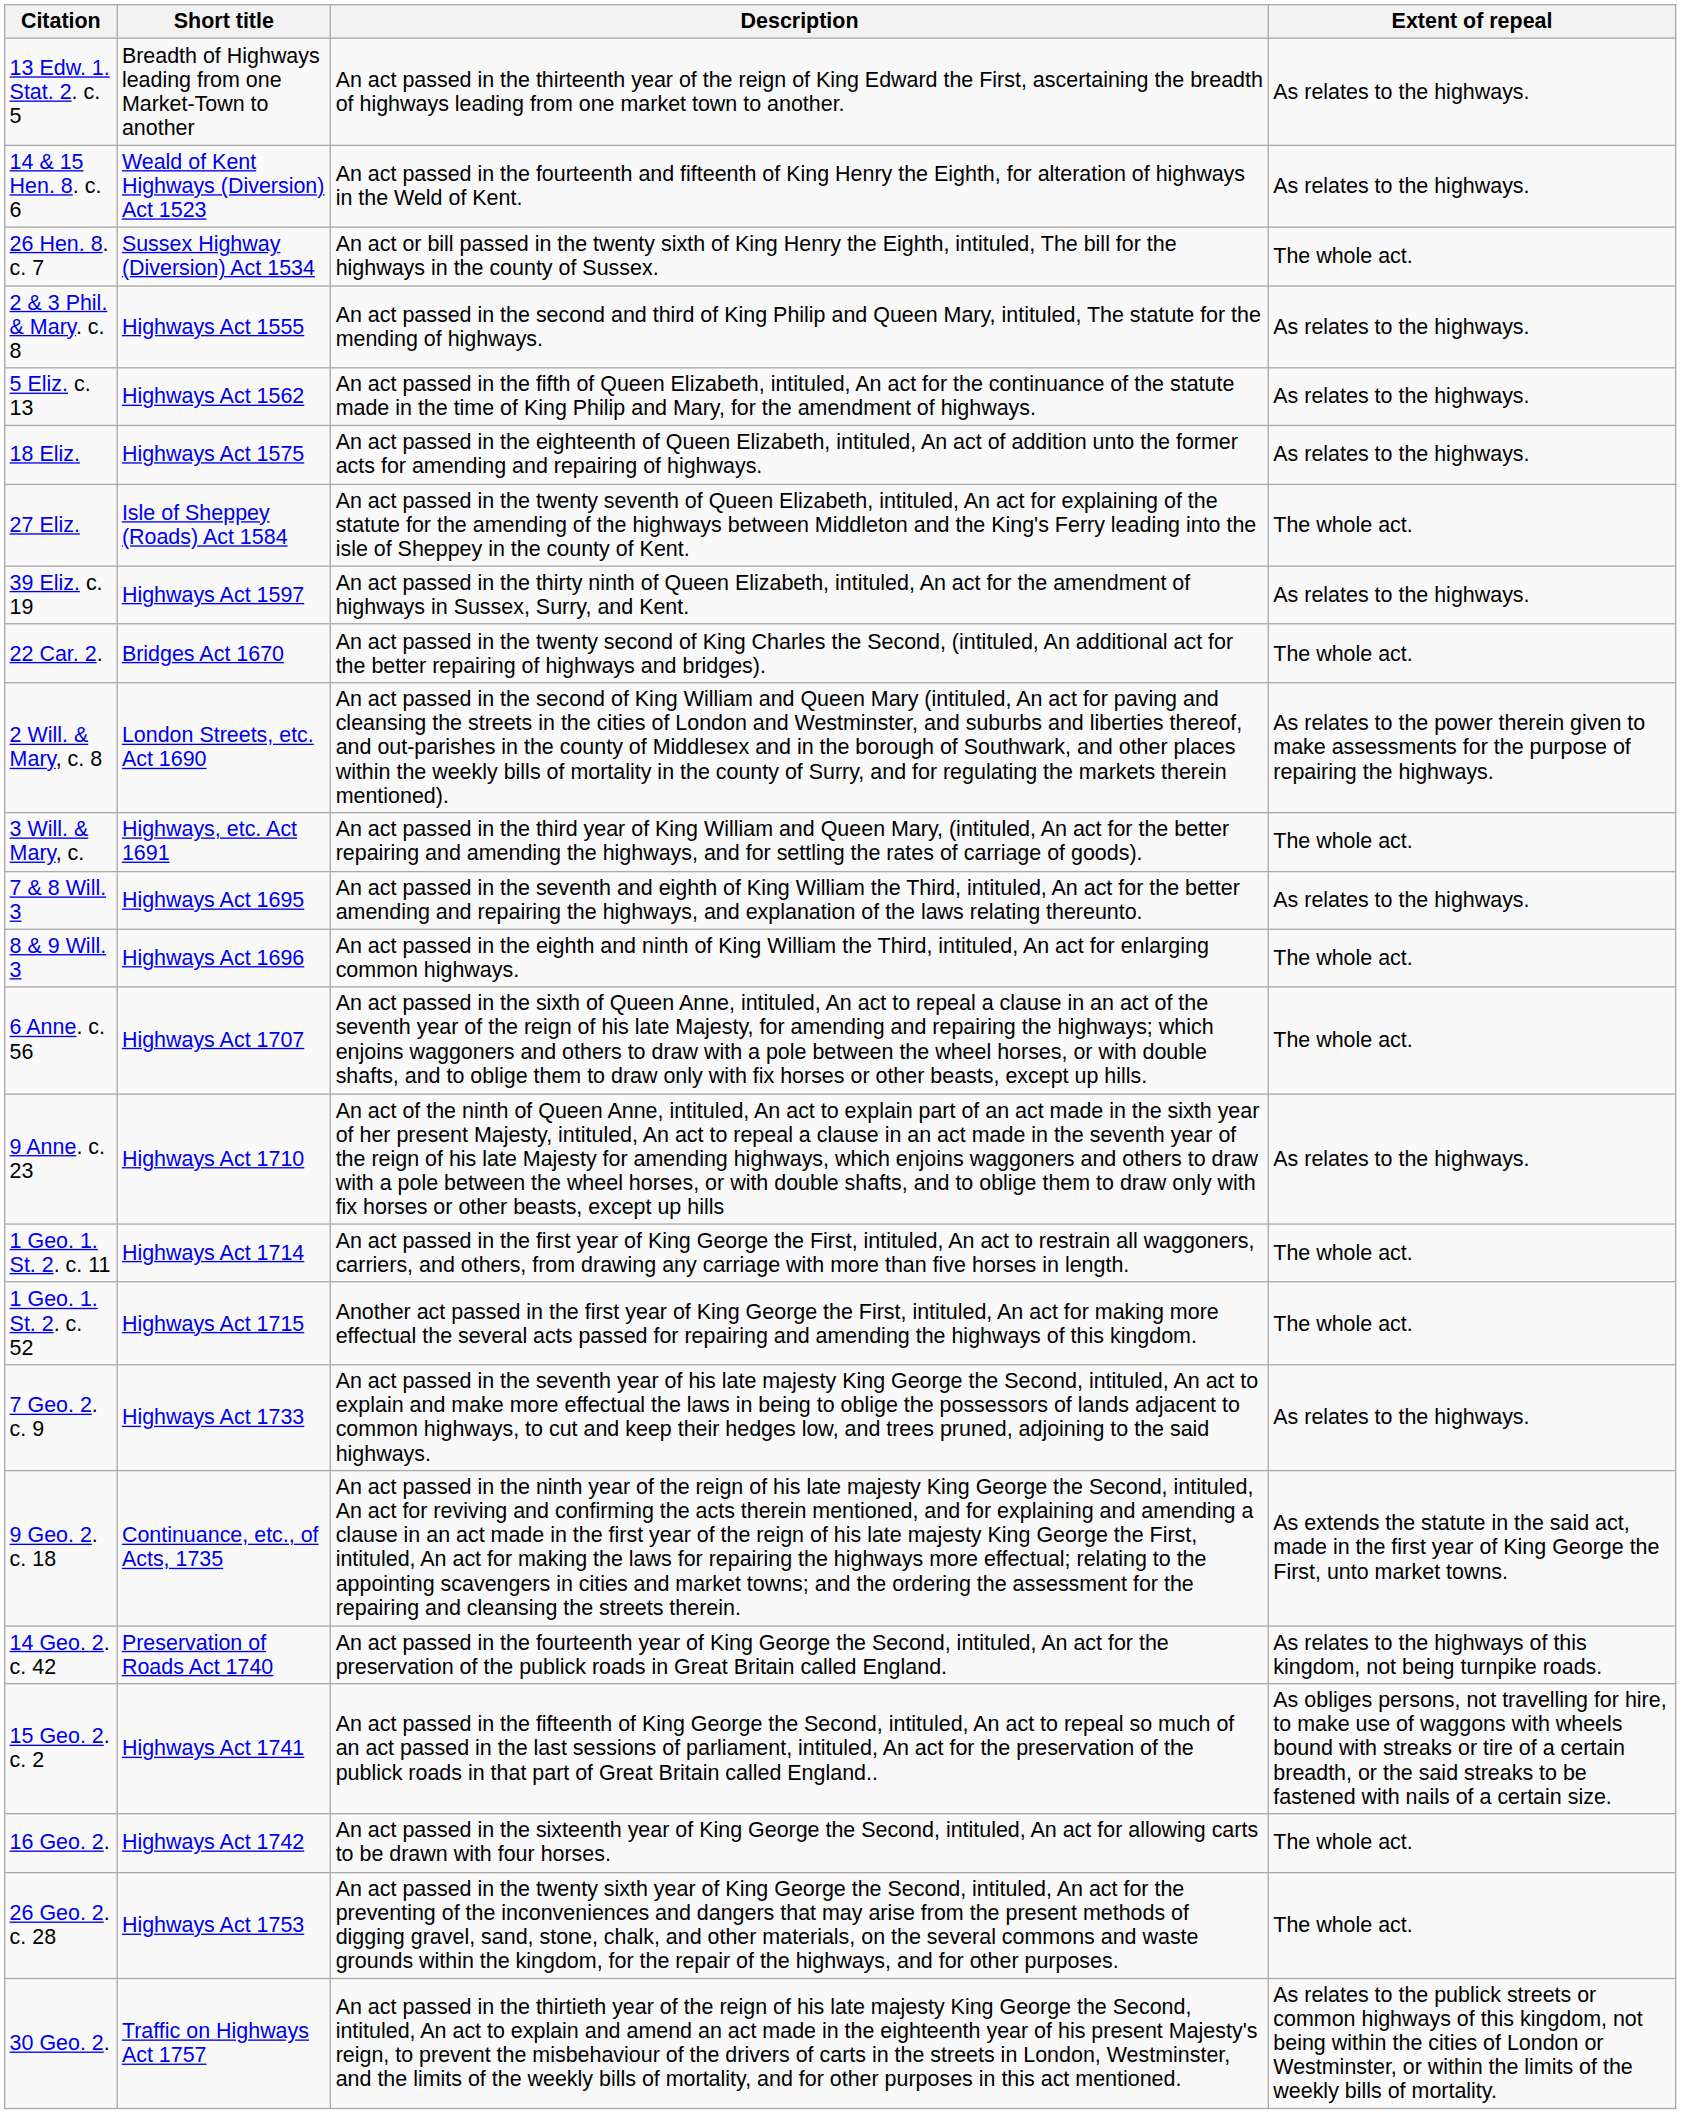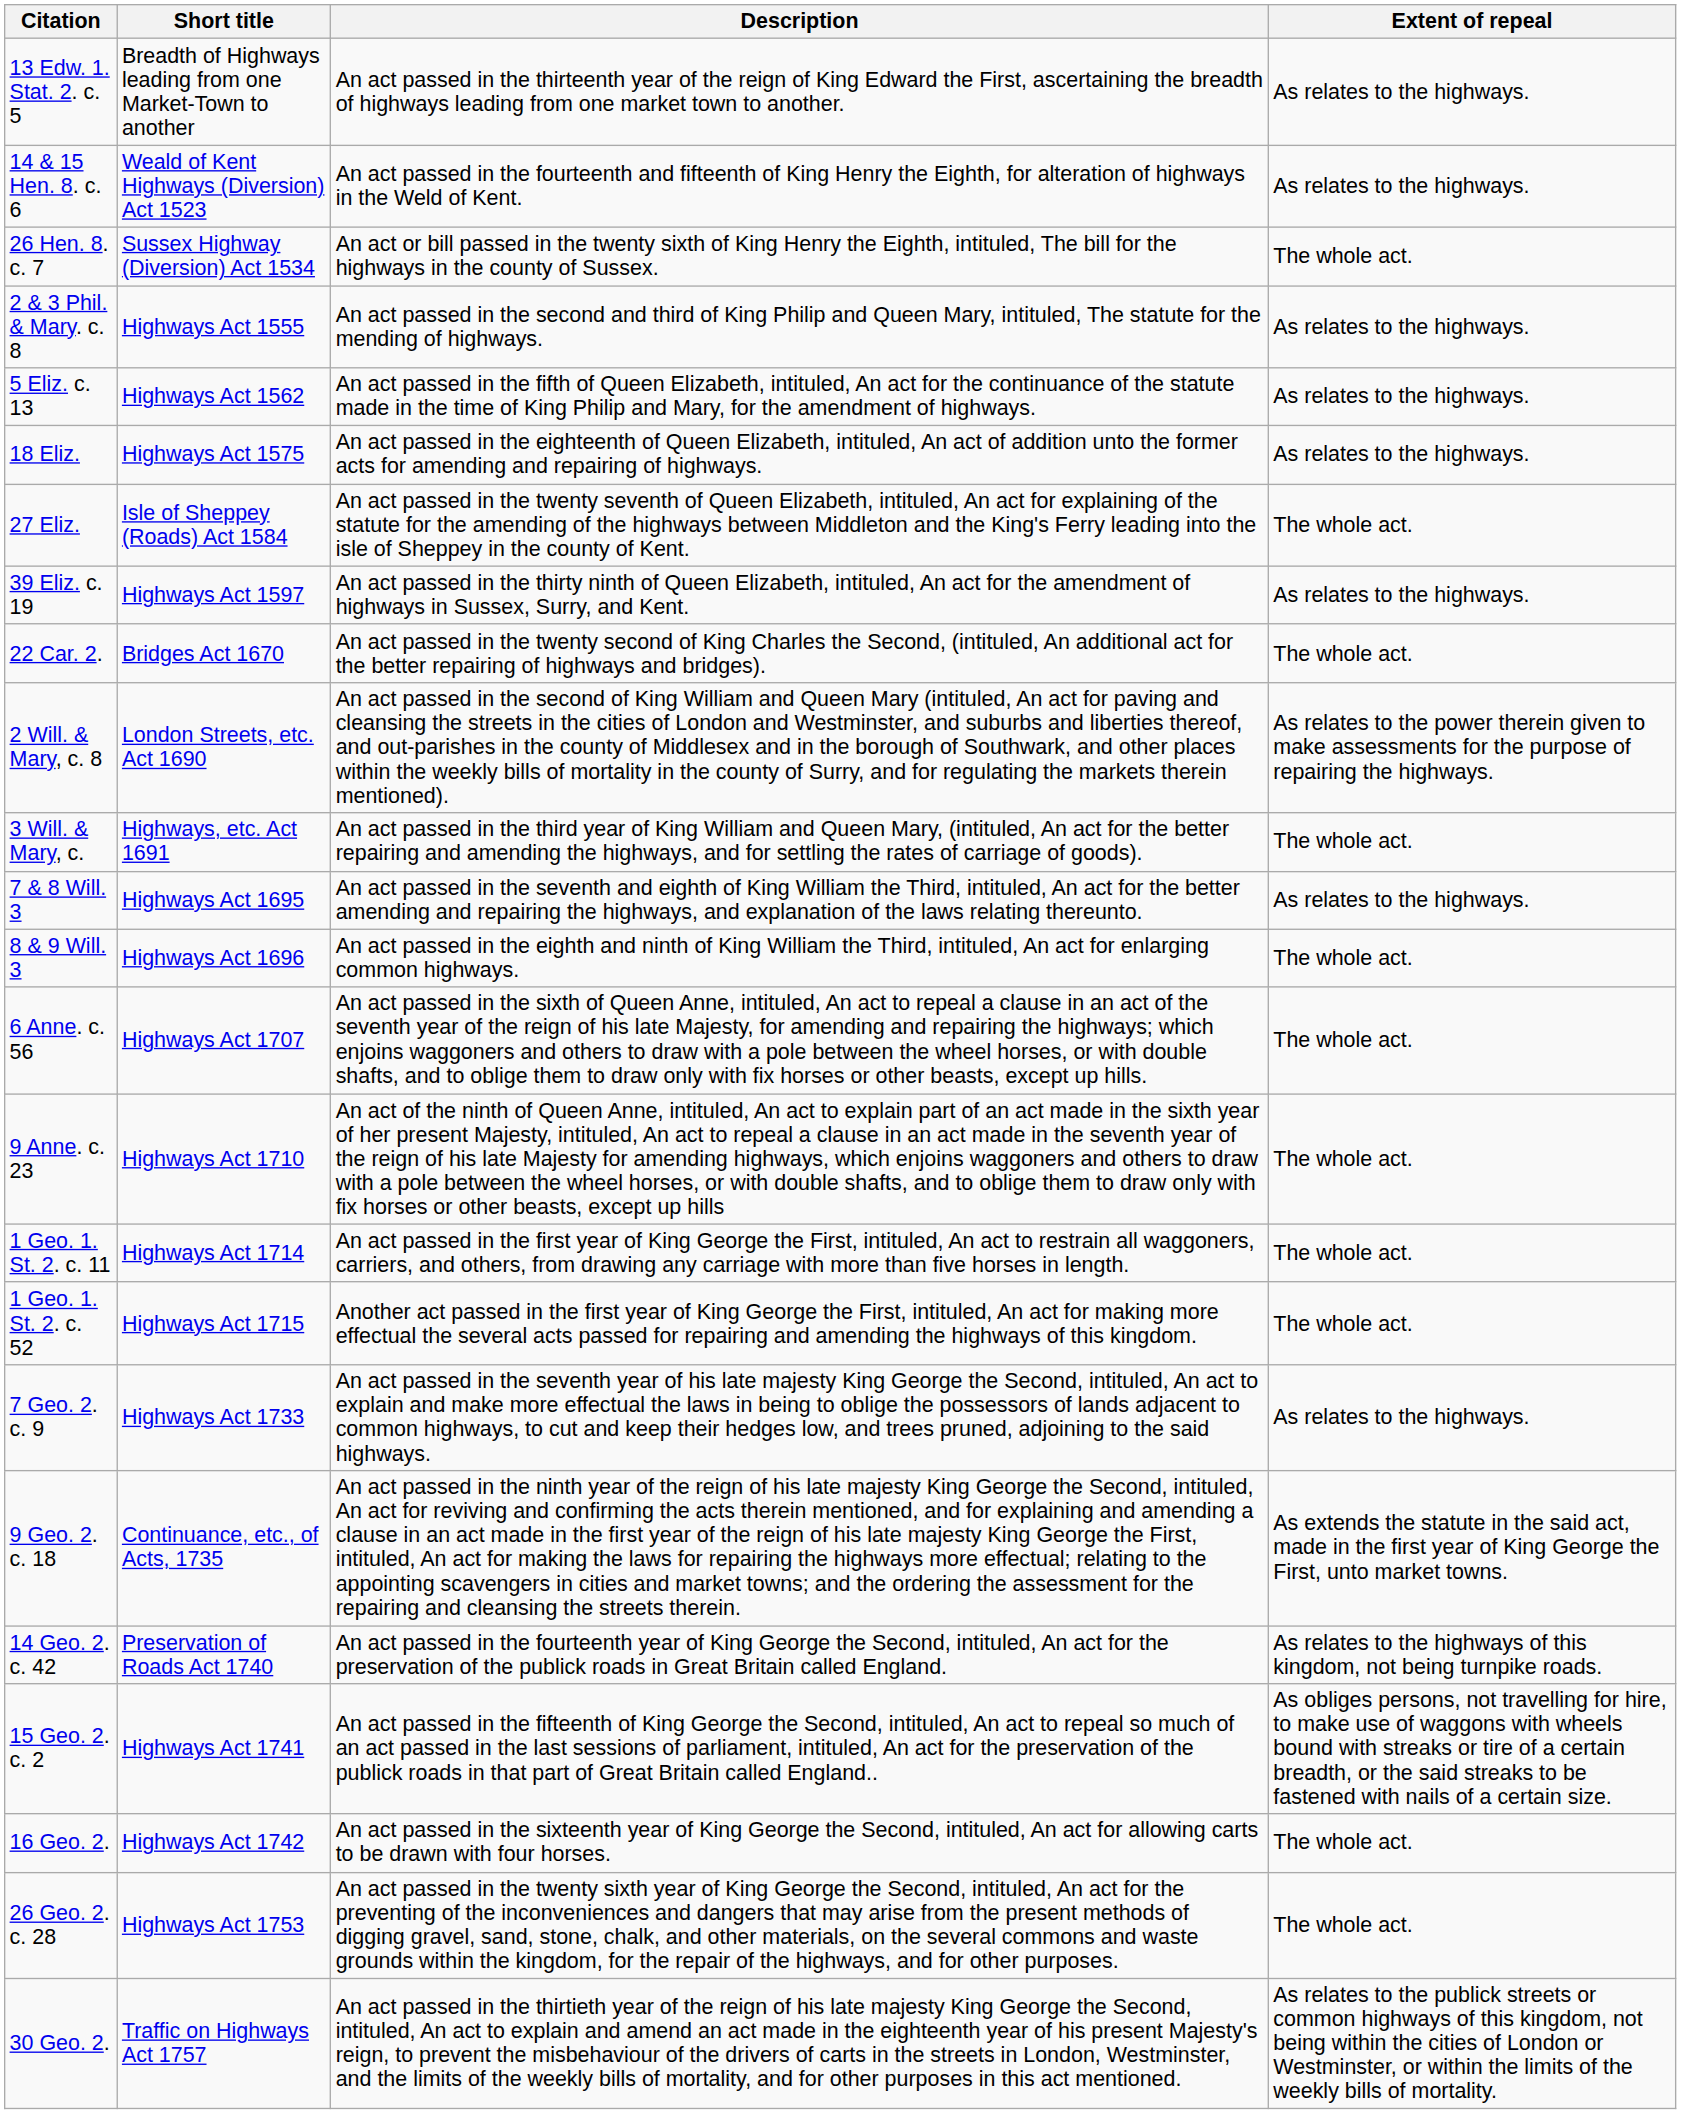(1401, 1158) As relates to the highways. -> (1343, 1158) The whole act.
